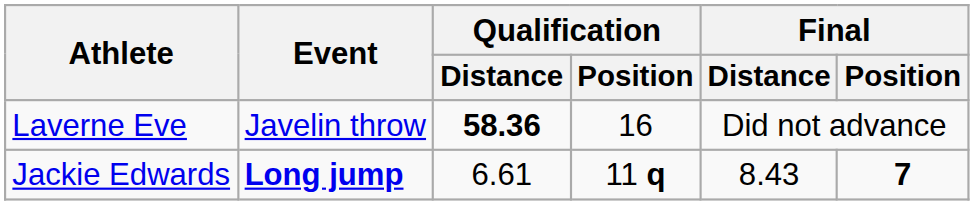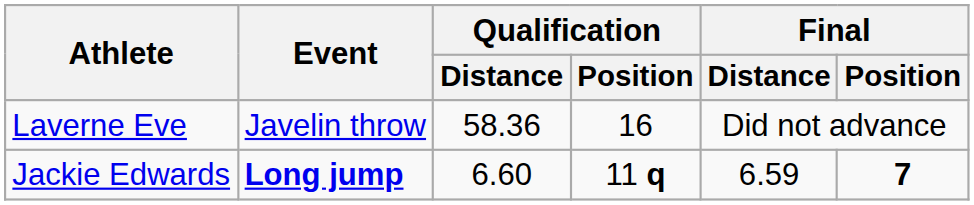(502, 126) bold -> (502, 126) normal
(502, 175) 6.61 -> (502, 175) 6.60
(769, 175) 8.43 -> (769, 175) 6.59
